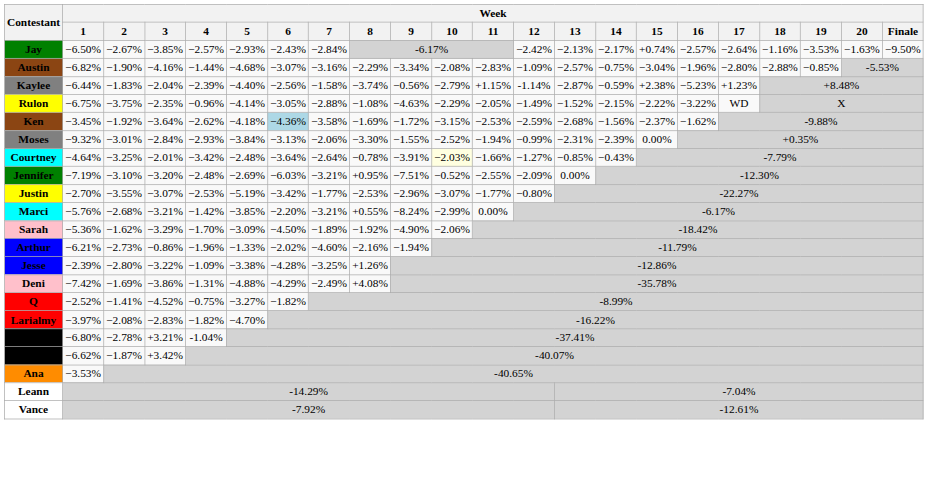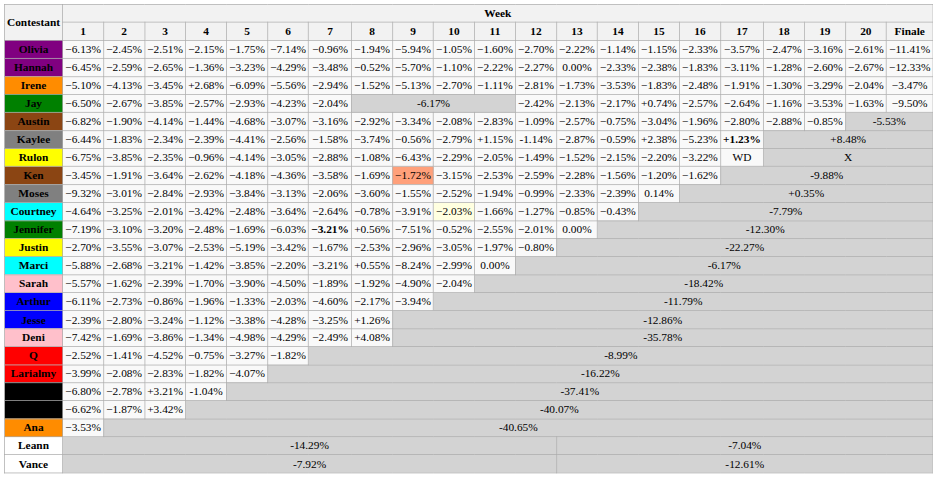+ row: (33, 49)
+ row: (33, 67)
+ row: (33, 85)
(288, 49) −2.43% -> (288, 103) −4.23%
(329, 49) −2.84% -> (330, 103) −2.04%
(165, 67) −4.16% -> (165, 121) −4.14%
(370, 67) −2.29% -> (372, 121) −2.92%
(165, 85) −2.04% -> (165, 139) −2.34%
(247, 85) −4.40% -> (247, 139) −4.41%
(739, 85) normal -> (742, 139) bold
(124, 103) −3.75% -> (124, 157) −3.85%
(411, 103) −4.63% -> (413, 157) −6.43%
(657, 103) −2.22% -> (659, 157) −2.20%
(124, 121) −1.92% -> (124, 175) −1.91%
(288, 121) lightblue background -> (288, 175) no background
(411, 121) no background -> (413, 175) lightsalmon background
(575, 121) −2.68% -> (577, 175) −2.28%
(657, 121) −2.37% -> (659, 175) −1.20%
(370, 139) −3.30% -> (372, 193) −3.60%
(575, 139) −2.31% -> (577, 193) −2.33%
(657, 139) 0.00% -> (659, 193) 0.14%
(247, 175) −2.69% -> (247, 229) −1.69%
(329, 175) normal -> (330, 229) bold
(370, 175) +0.95% -> (372, 229) +0.56%
(534, 175) −2.09% -> (536, 229) −2.01%
(329, 193) −1.77% -> (330, 247) −1.67%
(452, 193) −3.07% -> (454, 247) −3.05%
(493, 193) −1.77% -> (495, 247) −1.97%
(83, 211) −5.76% -> (83, 265) −5.88%
(83, 229) −5.36% -> (83, 283) −5.57%
(165, 229) −3.29% -> (165, 283) −2.39%
(247, 229) −3.09% -> (247, 283) −3.90%
(452, 229) −2.06% -> (454, 283) −2.04%
(83, 247) −6.21% -> (83, 301) −6.11%
(288, 247) −2.02% -> (288, 301) −2.03%
(370, 247) −2.16% -> (372, 301) −2.17%
(411, 247) −1.94% -> (413, 301) −3.94%
(165, 265) −3.22% -> (165, 319) −3.24%
(206, 265) −1.09% -> (206, 319) −1.12%
(206, 283) −1.31% -> (206, 337) −1.34%
(247, 283) −4.88% -> (247, 337) −4.98%
(83, 319) −3.97% -> (83, 373) −3.99%
(247, 319) −4.70% -> (247, 373) −4.07%
